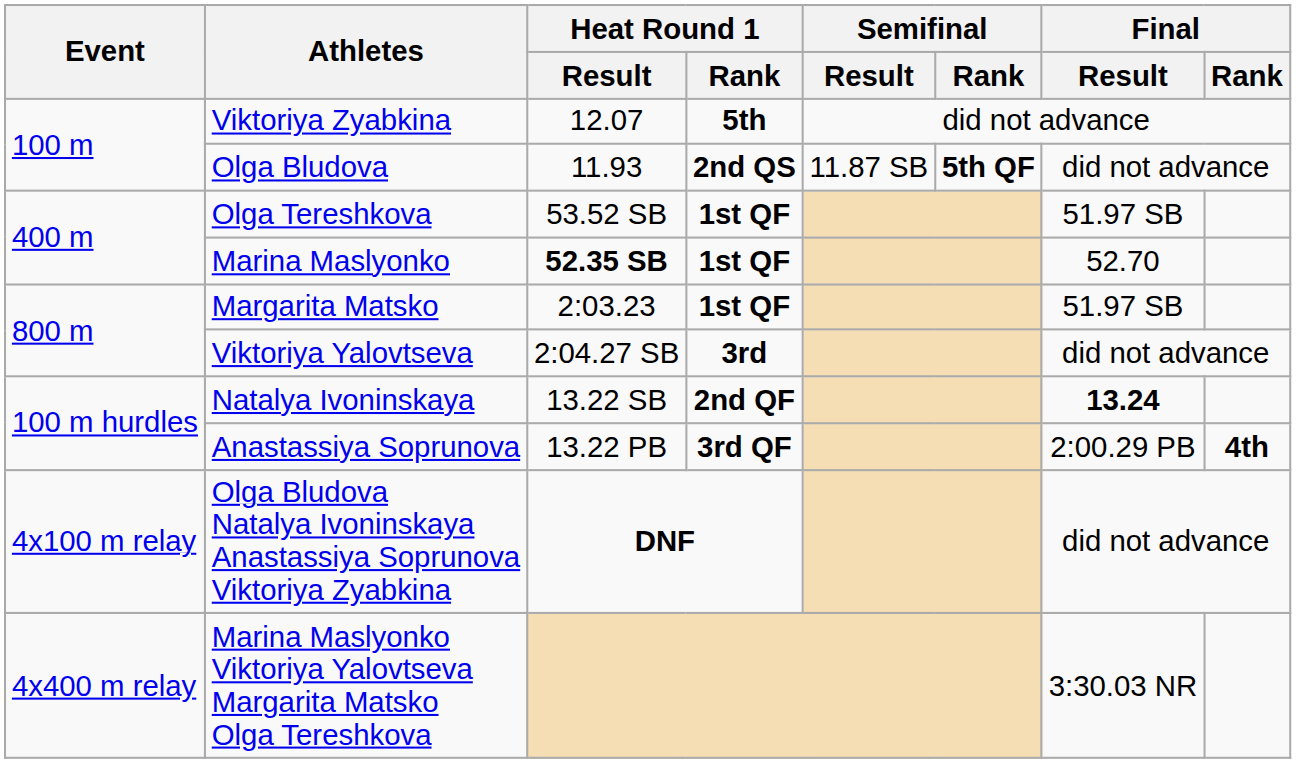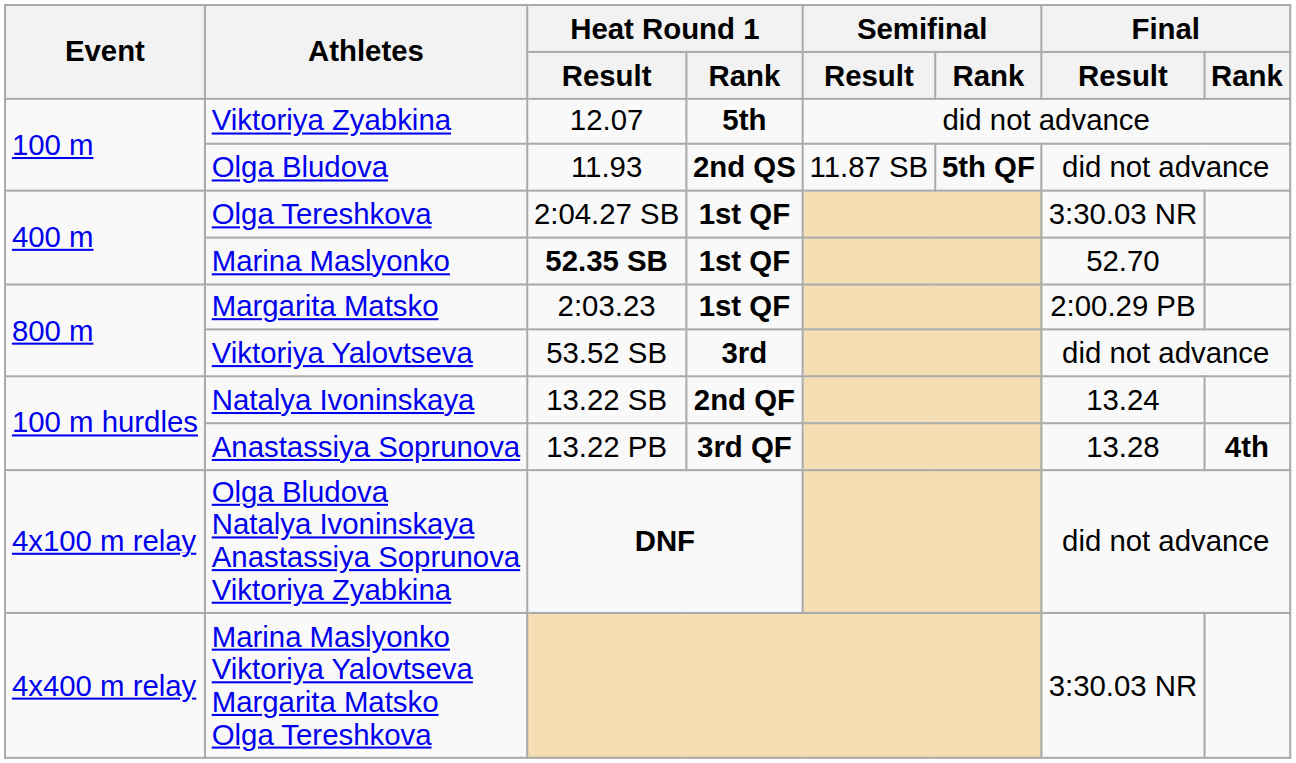(607, 214) 53.52 SB -> (607, 214) 2:04.27 SB
(1123, 214) 51.97 SB -> (1123, 214) 3:30.03 NR
(1123, 307) 51.97 SB -> (1123, 307) 2:00.29 PB
(607, 353) 2:04.27 SB -> (607, 353) 53.52 SB
(1123, 400) bold -> (1123, 400) normal
(1123, 446) 2:00.29 PB -> (1123, 446) 13.28
